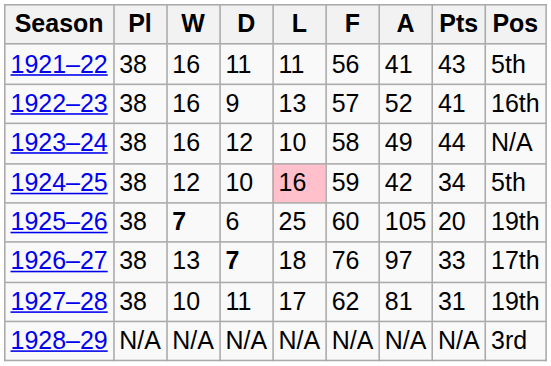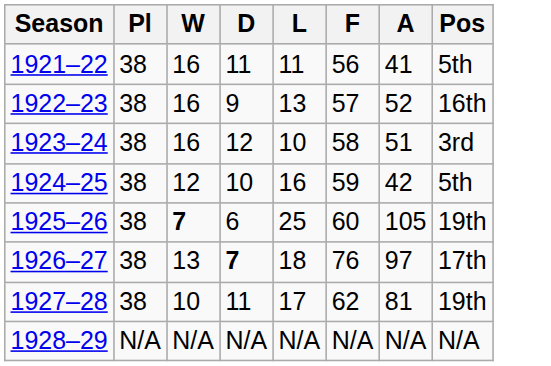- column: (459, 24)
(399, 143) 49 -> (399, 143) 51
(512, 143) N/A -> (456, 143) 3rd
(292, 182) pink background -> (292, 182) no background
(509, 340) 3rd -> (459, 340) N/A
